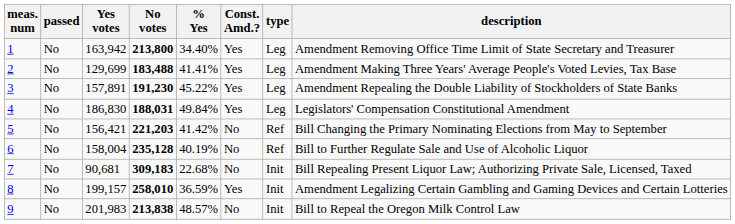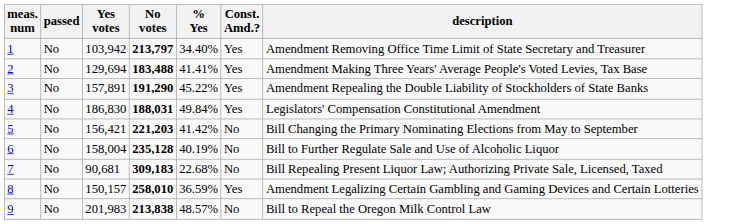- column: (278, 21)
(106, 48) 163,942 -> (106, 48) 103,942
(153, 48) 213,800 -> (153, 48) 213,797
(106, 68) 129,699 -> (106, 68) 129,694
(153, 88) 191,230 -> (153, 88) 191,290
(106, 189) 199,157 -> (106, 189) 150,157
